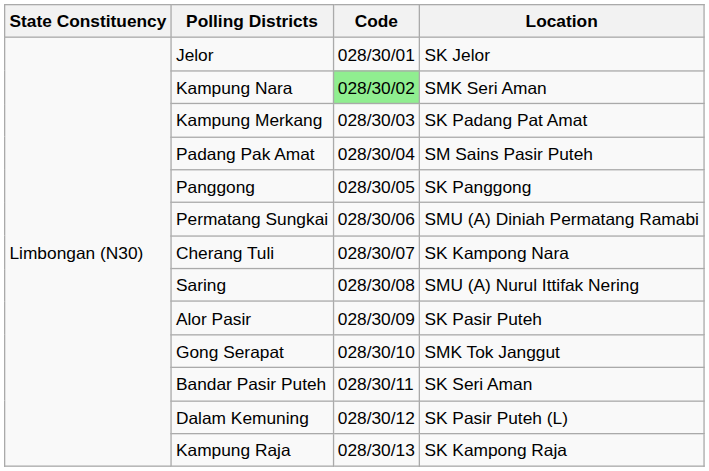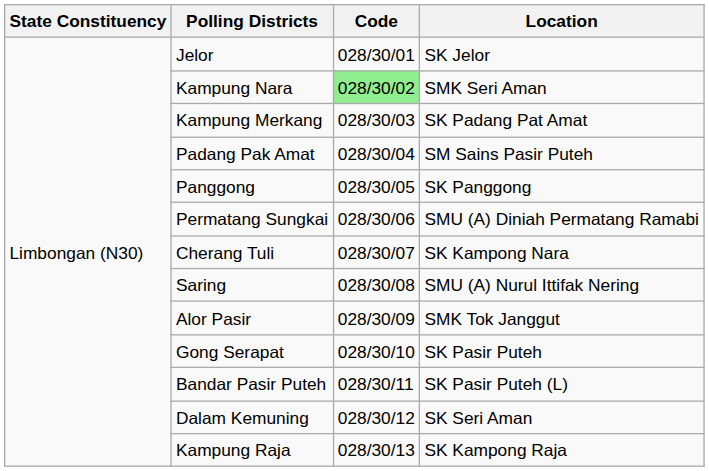(483, 319) SK Pasir Puteh -> (492, 319) SMK Tok Janggut
(492, 352) SMK Tok Janggut -> (483, 352) SK Pasir Puteh
(478, 385) SK Seri Aman -> (496, 385) SK Pasir Puteh (L)
(496, 418) SK Pasir Puteh (L) -> (478, 418) SK Seri Aman
